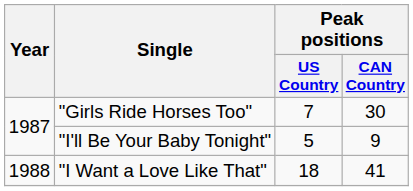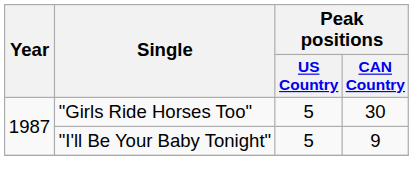(309, 111) 7 -> (309, 111) 5
- row: (163, 170)
